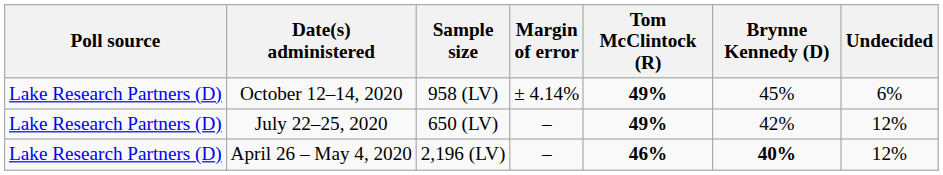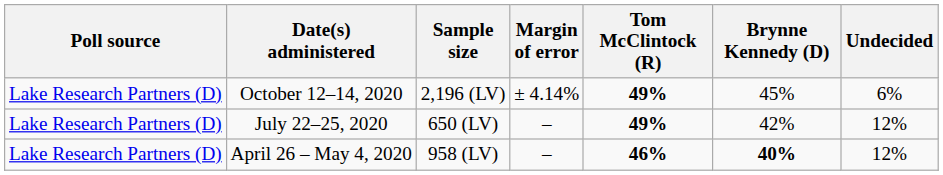(463, 93) 958 (LV) -> (463, 93) 2,196 (LV)
(463, 154) 2,196 (LV) -> (463, 154) 958 (LV)
